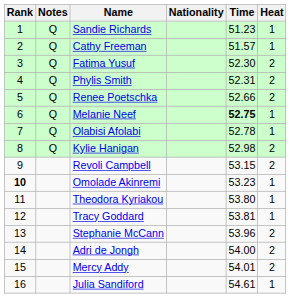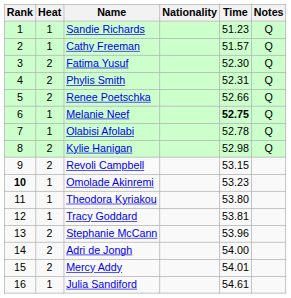columns swapped: (272, 13) <-> (53, 13)
